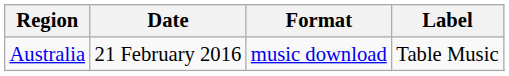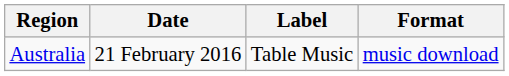columns swapped: (447, 20) <-> (319, 20)
